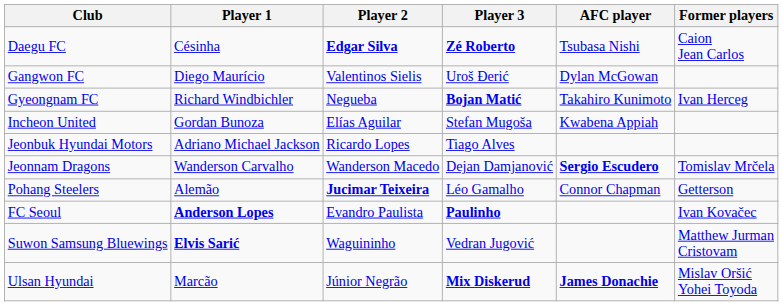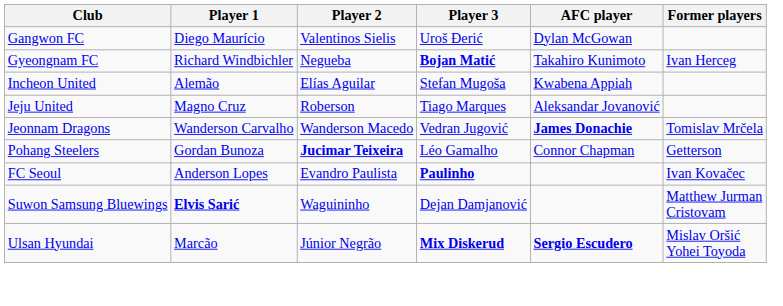- row: (37, 46)
(219, 122) Gordan Bunoza -> (197, 83) Alemão
+ row: (40, 106)
- row: (80, 144)
(499, 167) Dejan Damjanović -> (464, 128) Vedran Jugović
(609, 167) Sergio Escudero -> (583, 128) James Donachie
(197, 189) Alemão -> (219, 151) Gordan Bunoza
(224, 212) bold -> (221, 173) normal
(490, 243) Vedran Jugović -> (473, 204) Dejan Damjanović
(609, 281) James Donachie -> (583, 243) Sergio Escudero
